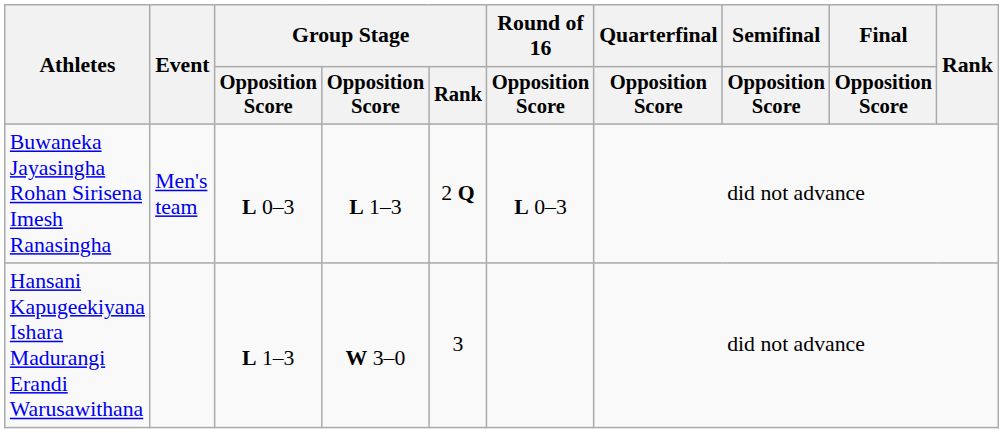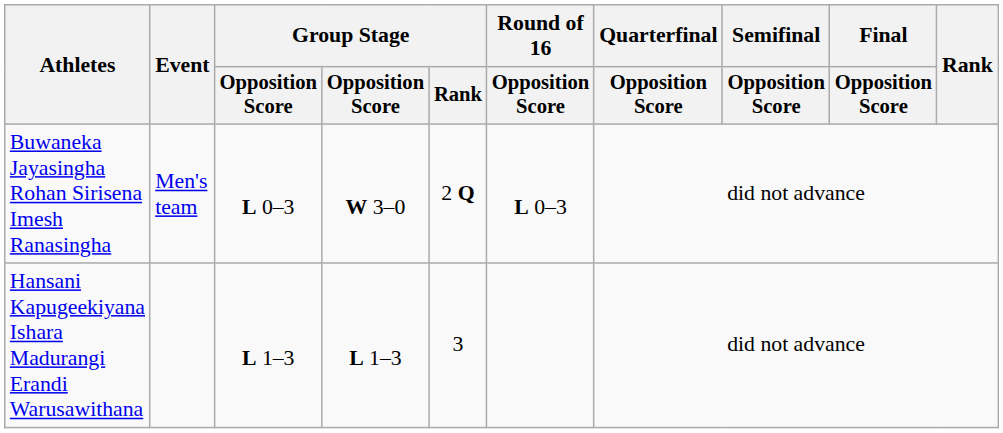(375, 206) L 1–3 -> (375, 206) W 3–0
(375, 357) W 3–0 -> (375, 357) L 1–3
